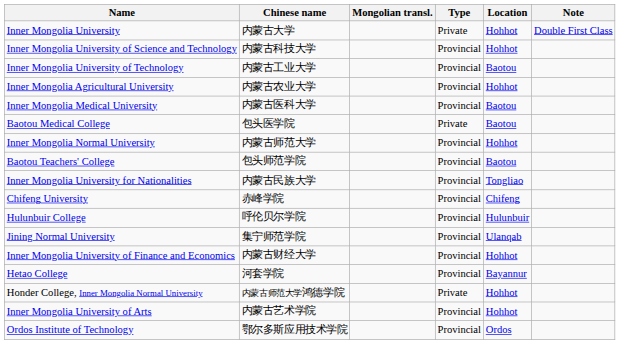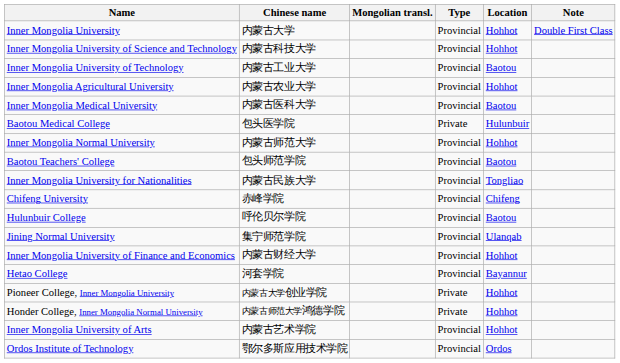(452, 30) Private -> (459, 30) Provincial
(501, 124) Baotou -> (507, 124) Hulunbuir
(507, 217) Hulunbuir -> (501, 217) Baotou
+ row: (90, 292)
